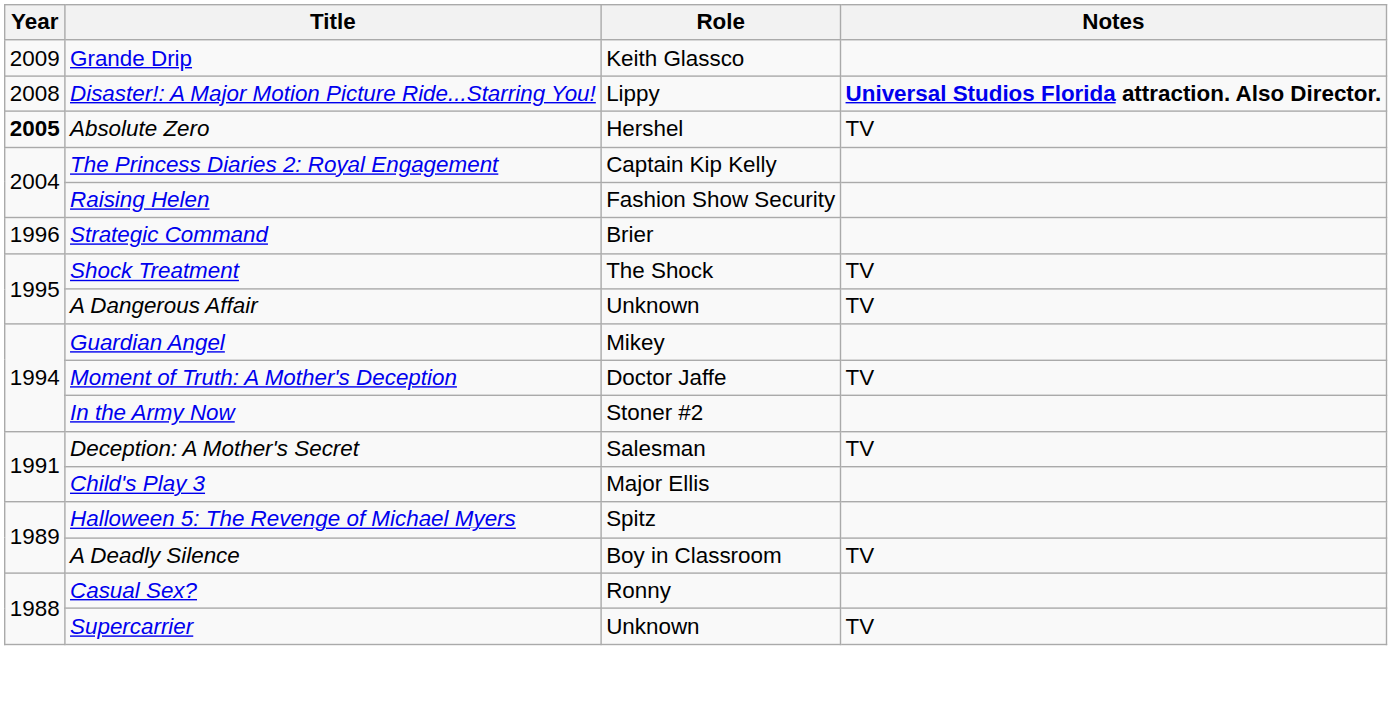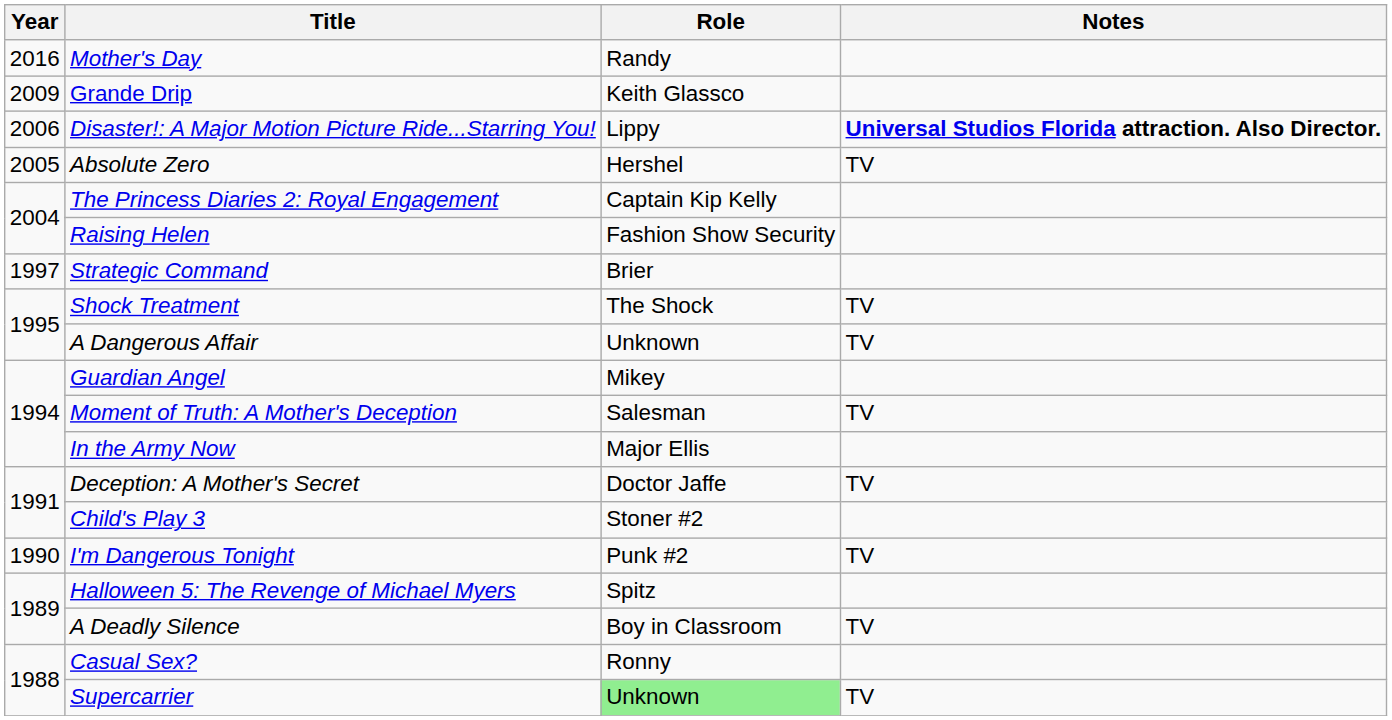+ row: (136, 57)
(35, 93) 2008 -> (35, 128) 2006
(35, 128) bold -> (35, 164) normal
(35, 235) 1996 -> (35, 270) 1997
(666, 377) Doctor Jaffe -> (656, 413) Salesman
(655, 413) Stoner #2 -> (658, 448) Major Ellis
(656, 448) Salesman -> (666, 484) Doctor Jaffe
(658, 484) Major Ellis -> (655, 519) Stoner #2
+ row: (182, 555)
(653, 626) no background -> (653, 697) lightgreen background
